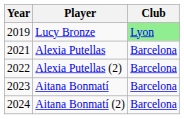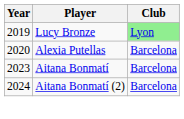(19, 50) 2021 -> (19, 50) 2020
- row: (79, 68)
